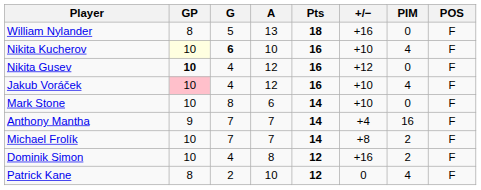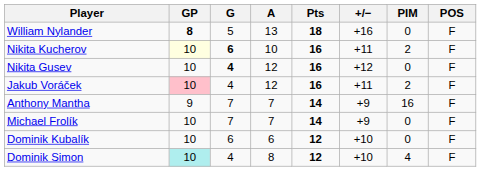(190, 31) normal -> (190, 31) bold
(363, 49) +10 -> (363, 49) +11
(408, 49) 4 -> (408, 49) 2
(190, 67) bold -> (190, 67) normal
(230, 67) normal -> (230, 67) bold
(363, 85) +10 -> (363, 85) +11
(408, 85) 4 -> (408, 85) 2
- row: (36, 103)
(363, 121) +4 -> (363, 103) +9
(363, 139) +8 -> (363, 121) +9
(408, 139) 2 -> (408, 121) 0
+ row: (48, 139)
(190, 157) no background -> (190, 157) paleturquoise background
(363, 157) +16 -> (363, 157) +10
(408, 157) 2 -> (408, 157) 4
- row: (39, 175)
